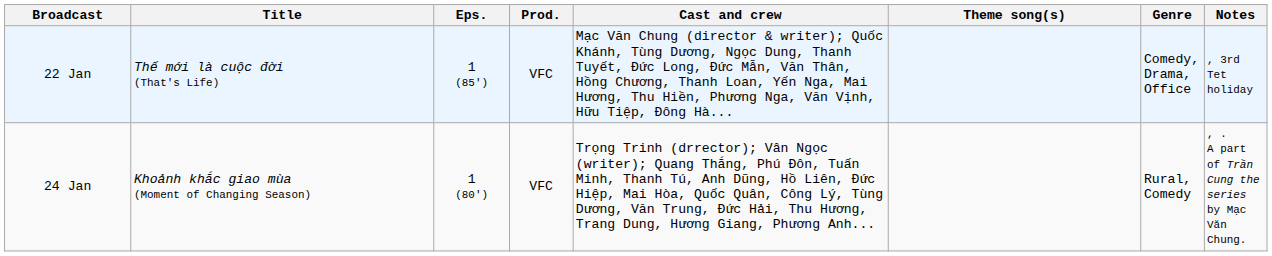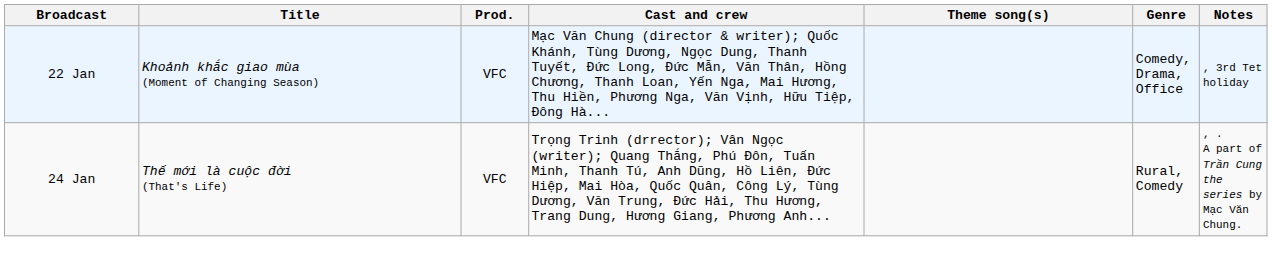- column: (472, 15)
(209, 74) Thế mới là cuộc đời (That's Life) -> (231, 74) Khoảnh khắc giao mùa (Moment of Changing Season)
(222, 186) Khoảnh khắc giao mùa (Moment of Changing Season) -> (217, 179) Thế mới là cuộc đời (That's Life)
